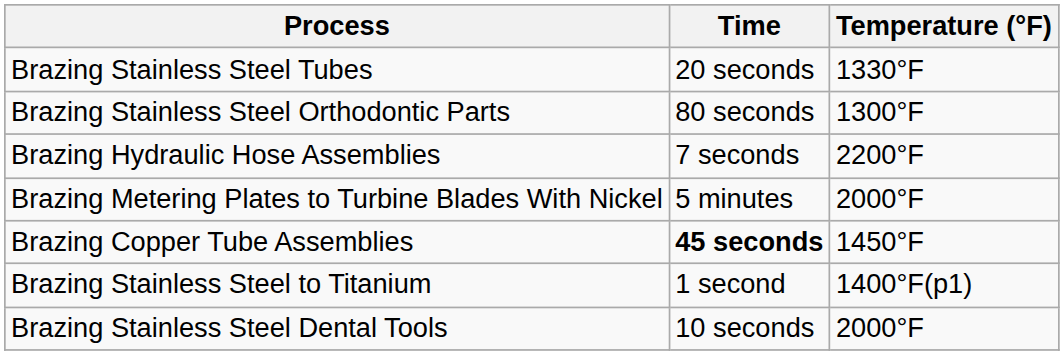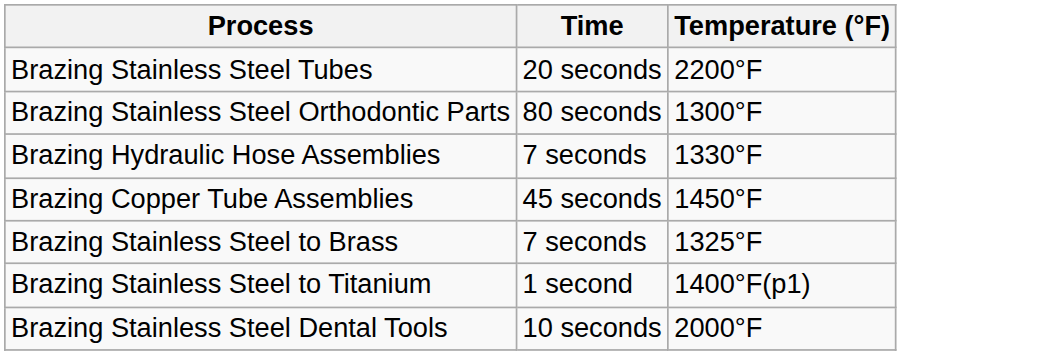(880, 69) 1330°F -> (718, 69) 2200°F
(880, 155) 2200°F -> (718, 155) 1330°F
- row: (337, 198)
(749, 241) bold -> (592, 198) normal
+ row: (205, 241)
